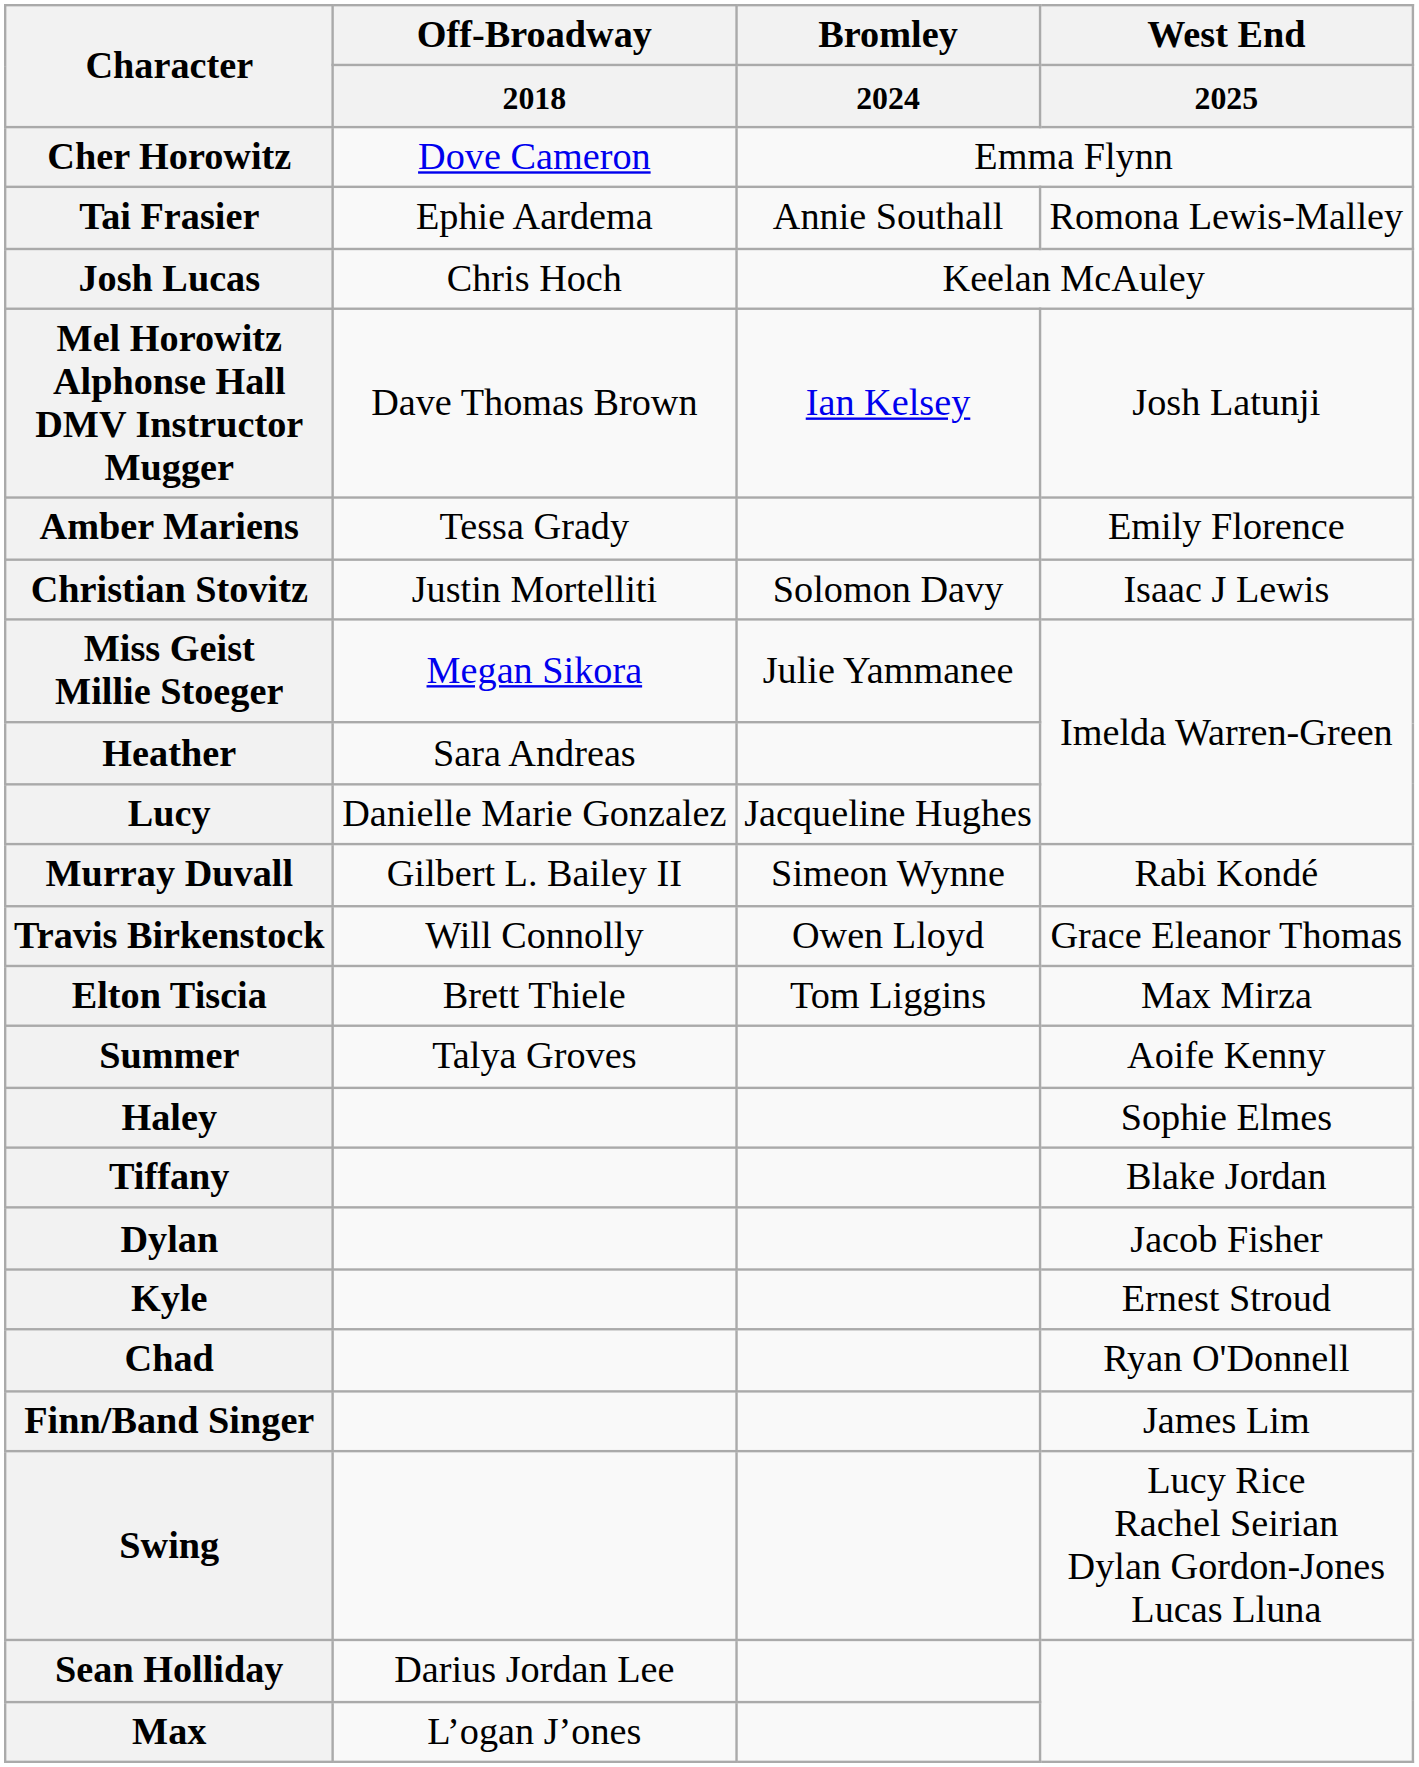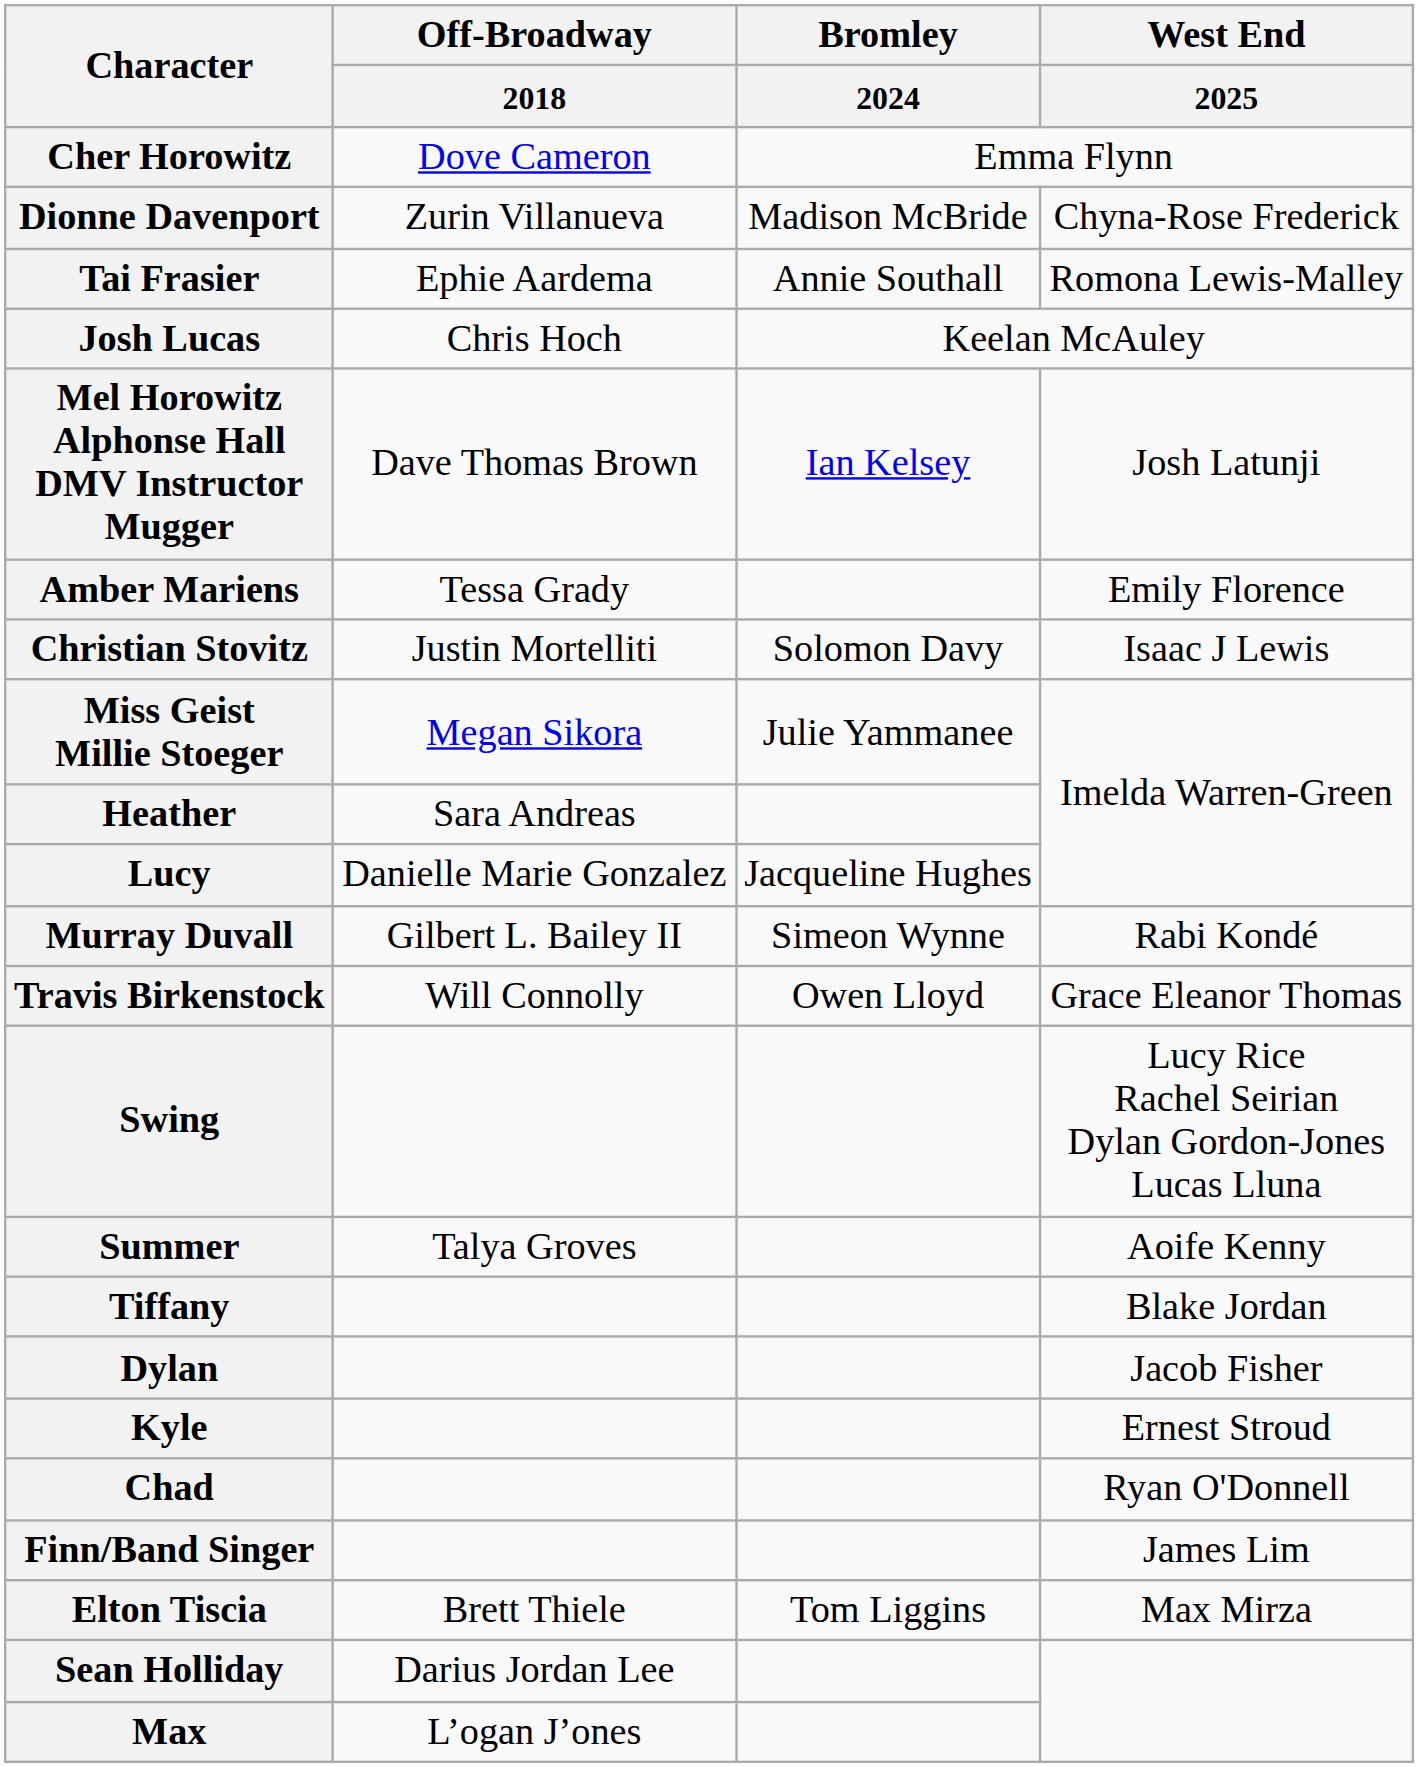+ row: (169, 216)
rows swapped: (169, 995) <-> (169, 1545)
- row: (169, 1116)
